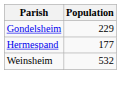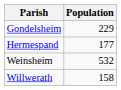+ row: (30, 77)
